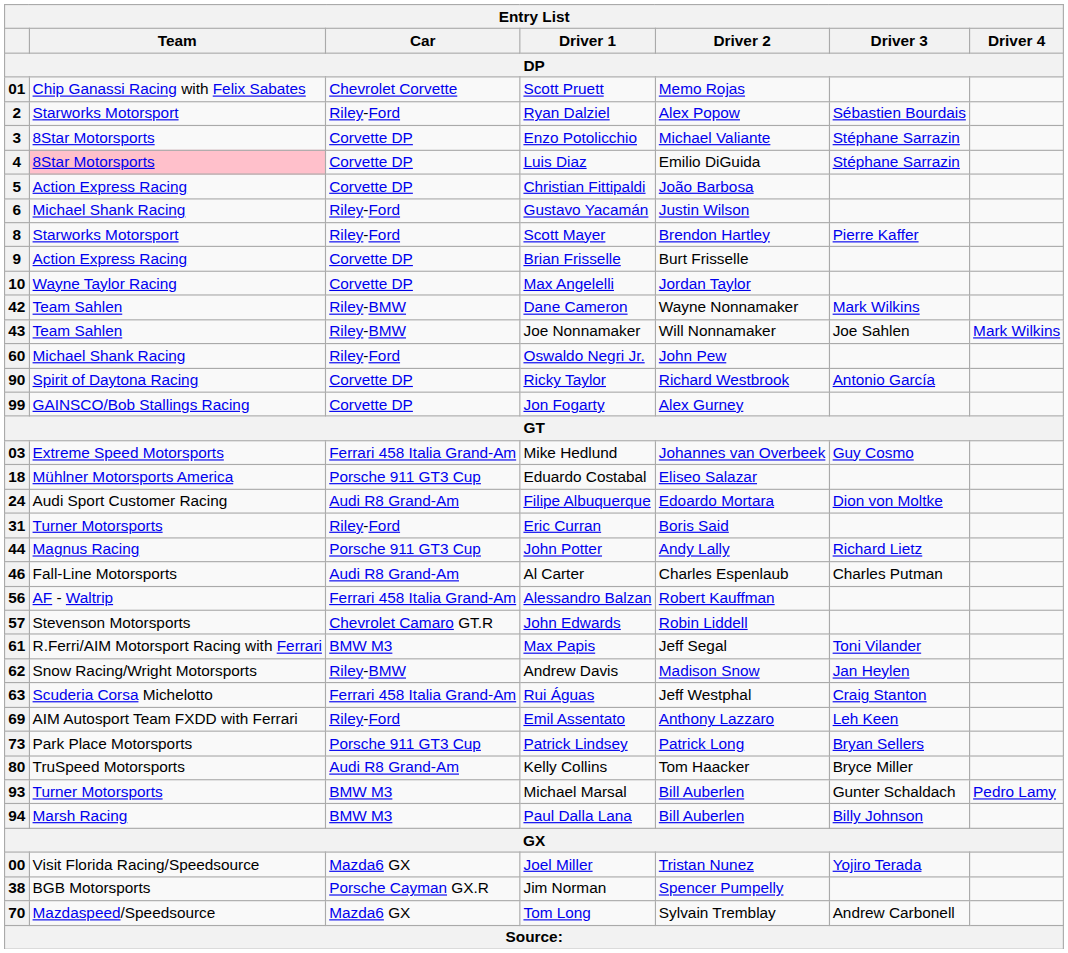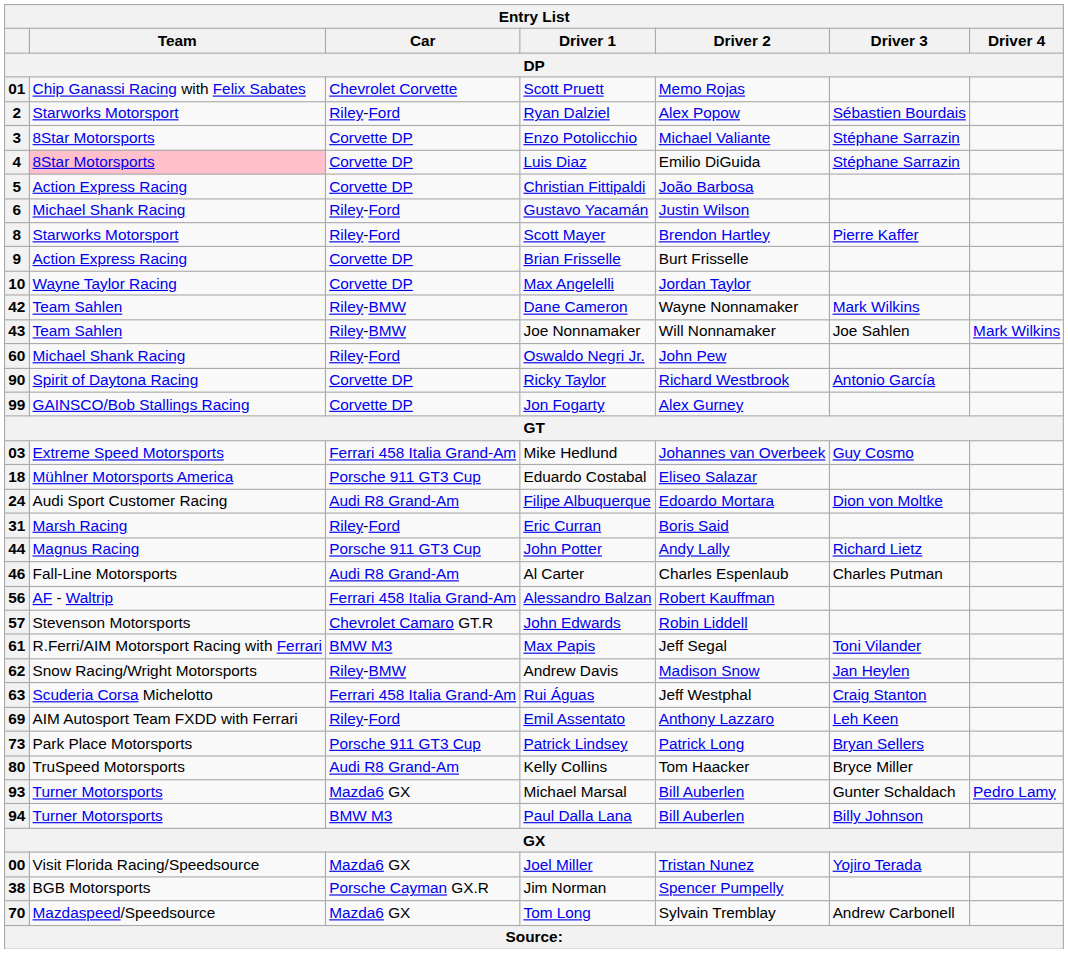(98, 525) Turner Motorsports -> (80, 525) Marsh Racing
(361, 791) BMW M3 -> (370, 791) Mazda6 GX
(80, 816) Marsh Racing -> (98, 816) Turner Motorsports
